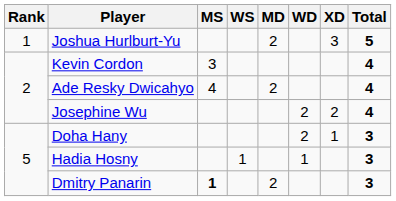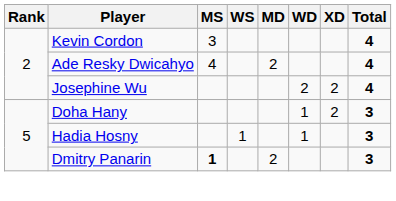- row: (116, 40)
(304, 136) 2 -> (304, 112) 1
(334, 136) 1 -> (334, 112) 2
